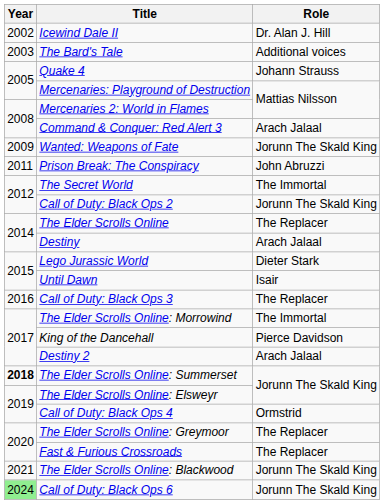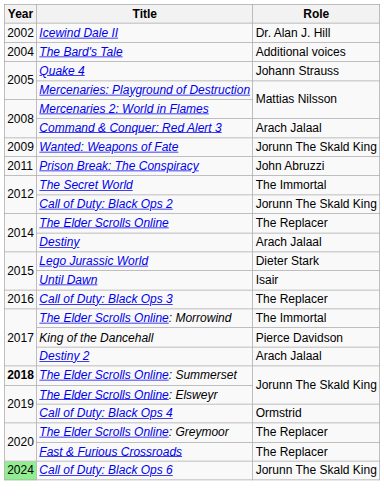(20, 52) 2003 -> (20, 52) 2004
- row: (136, 470)
